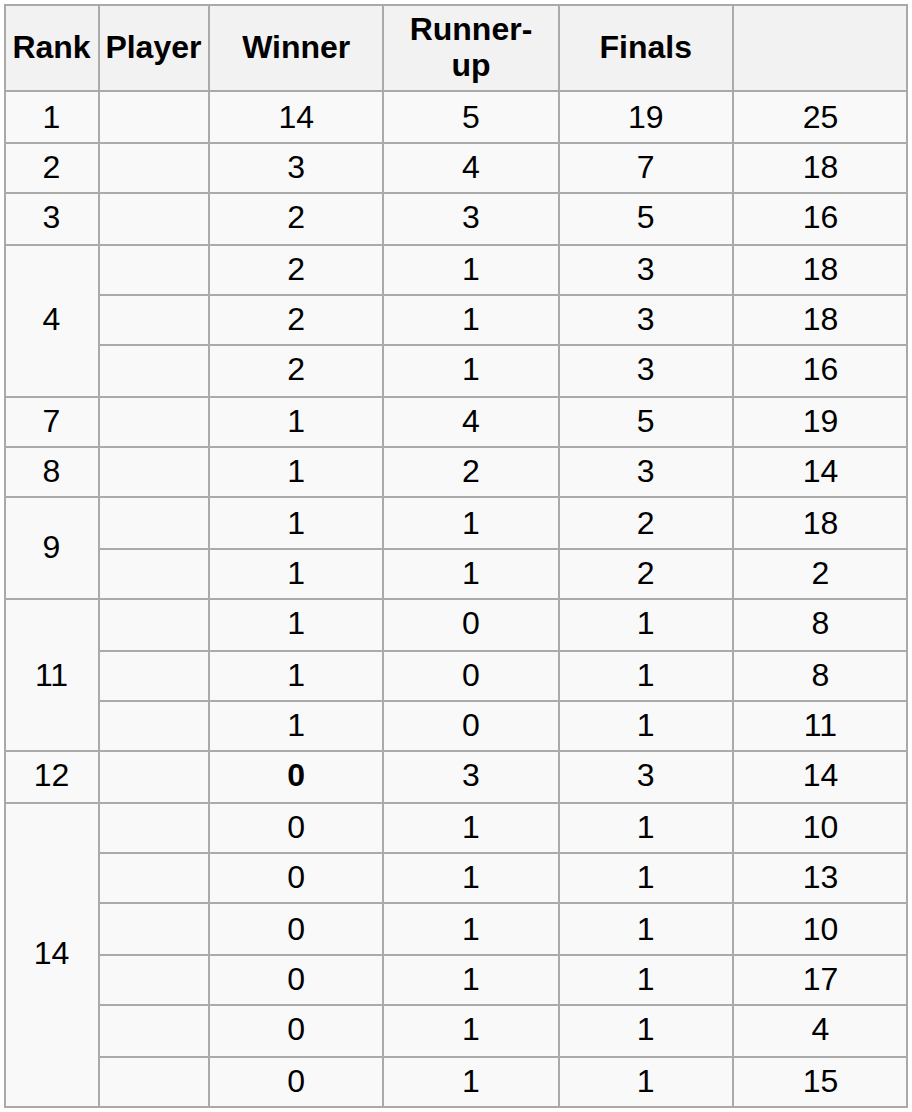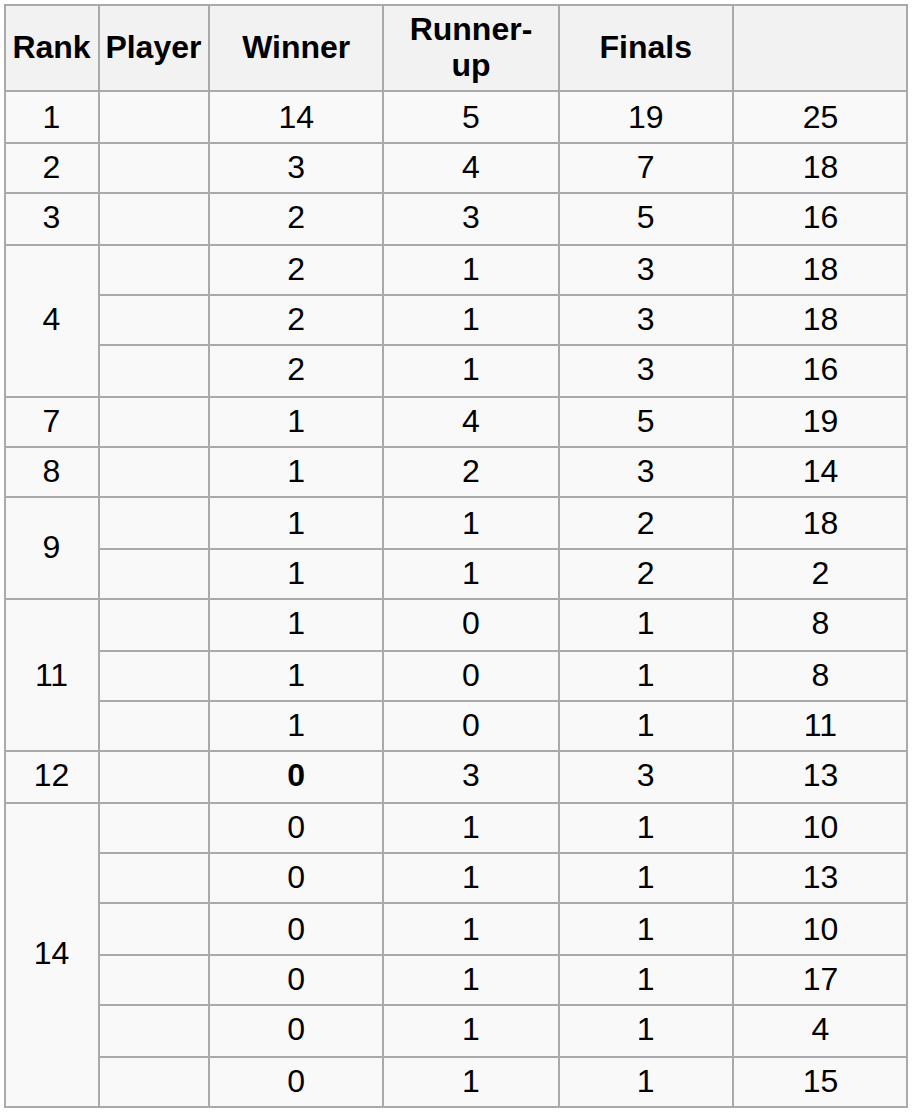(820, 776) 14 -> (820, 776) 13
